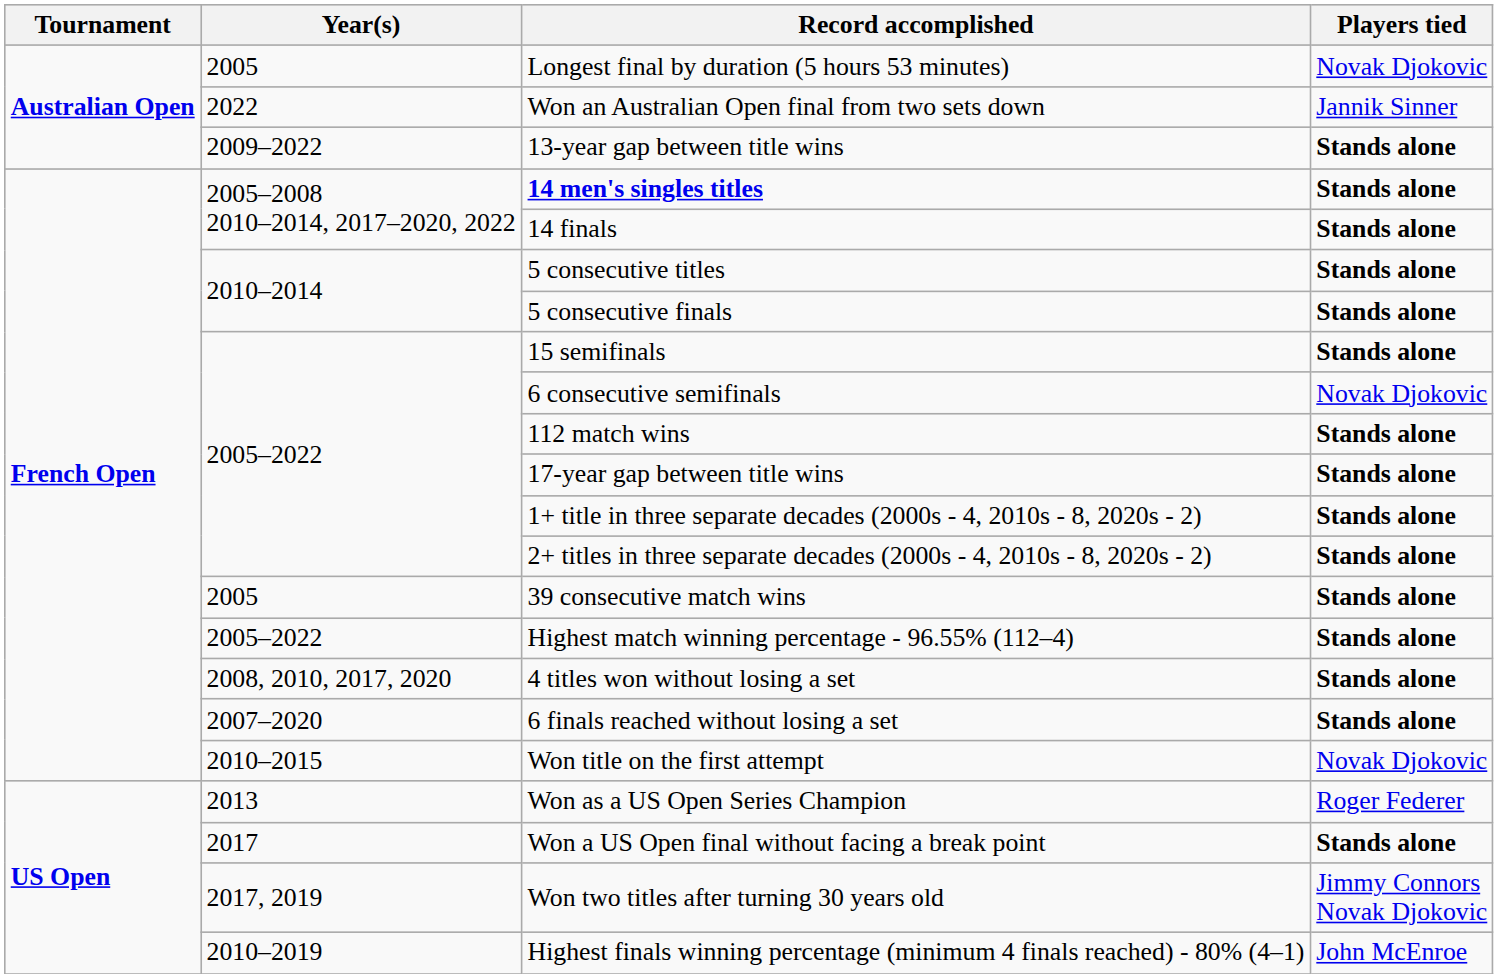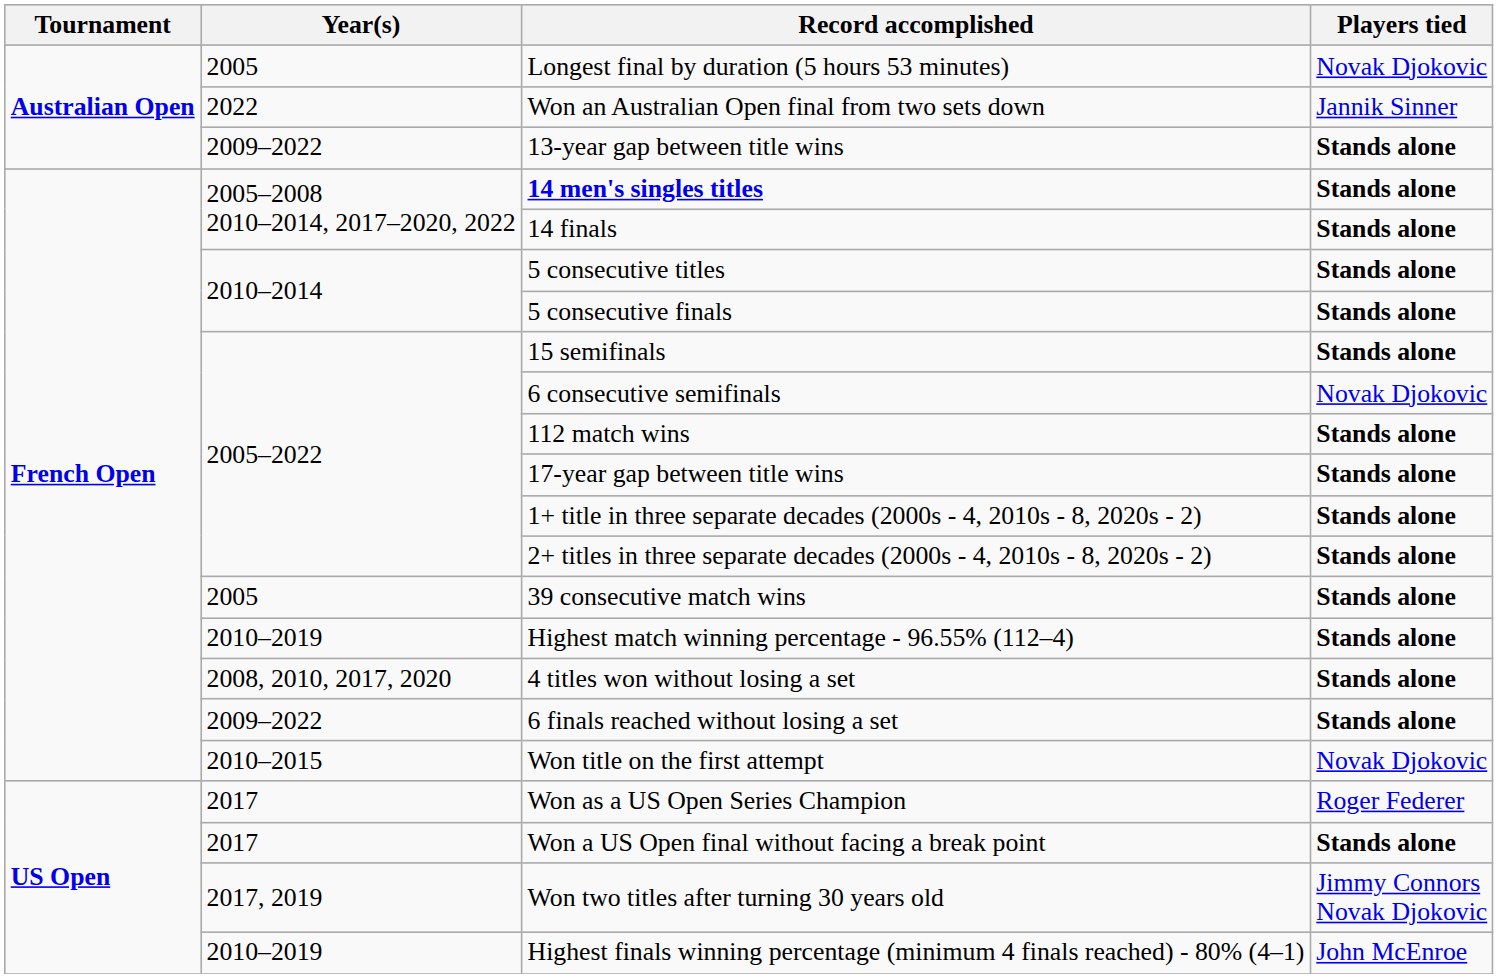(265, 637) 2005–2022 -> (265, 637) 2010–2019
(265, 719) 2007–2020 -> (265, 719) 2009–2022
(232, 801) 2013 -> (232, 801) 2017
